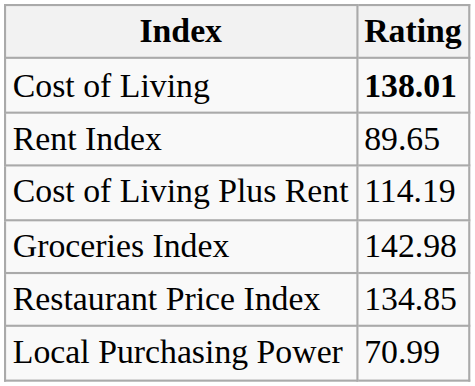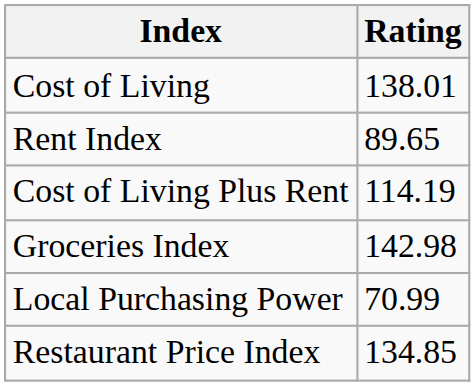(411, 84) bold -> (411, 84) normal
rows swapped: (167, 298) <-> (178, 352)
